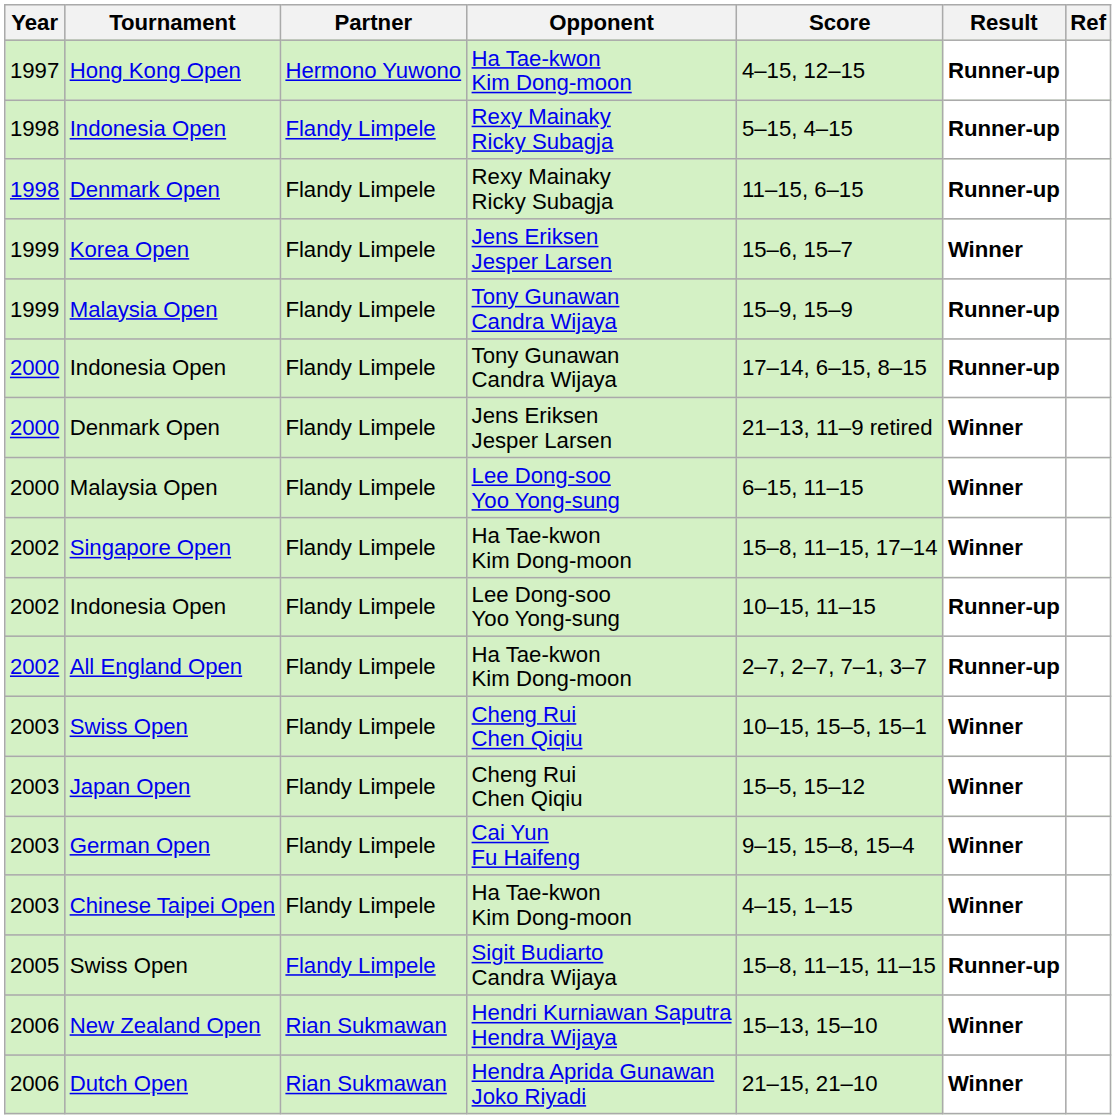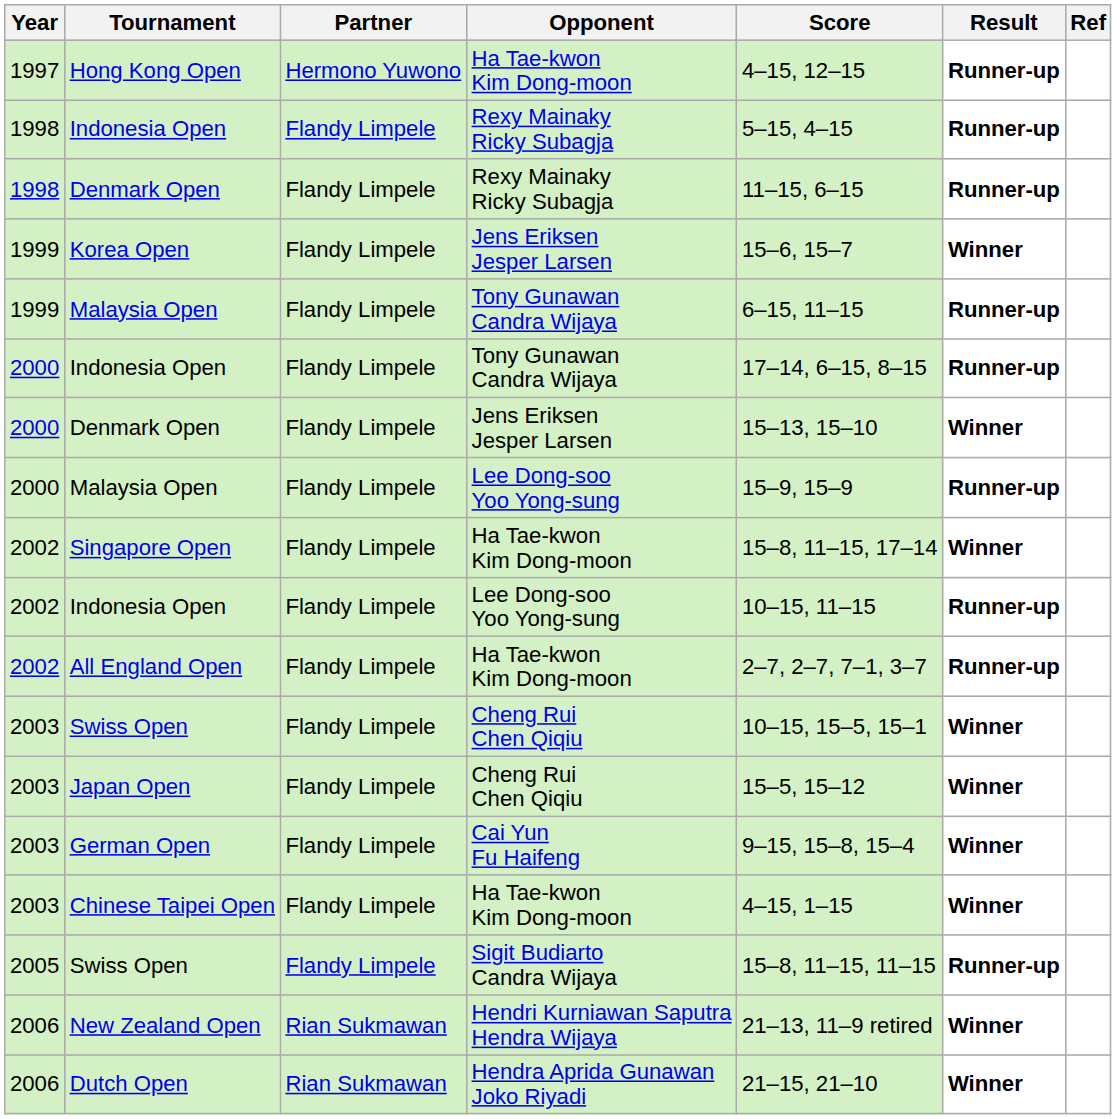(797, 309) 15–9, 15–9 -> (803, 309) 6–15, 11–15
(837, 428) 21–13, 11–9 retired -> (810, 428) 15–13, 15–10
(803, 488) 6–15, 11–15 -> (797, 488) 15–9, 15–9
(985, 488) Winner -> (1004, 488) Runner-up
(810, 1025) 15–13, 15–10 -> (837, 1025) 21–13, 11–9 retired
